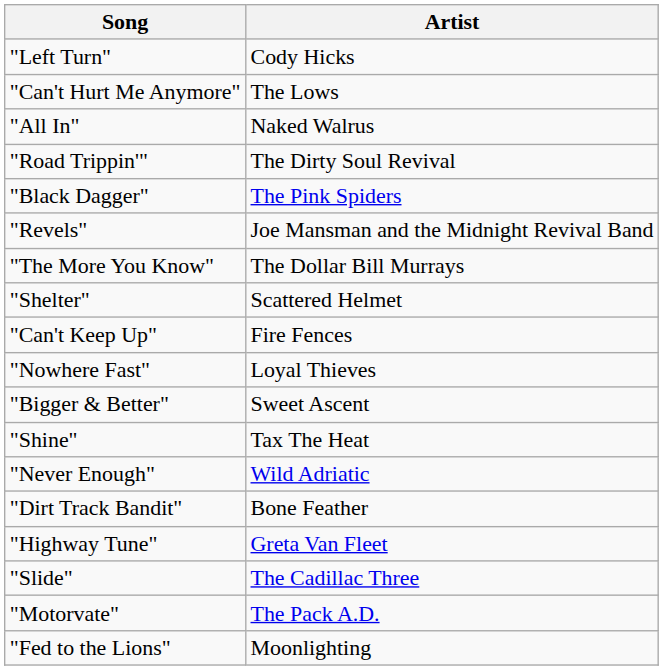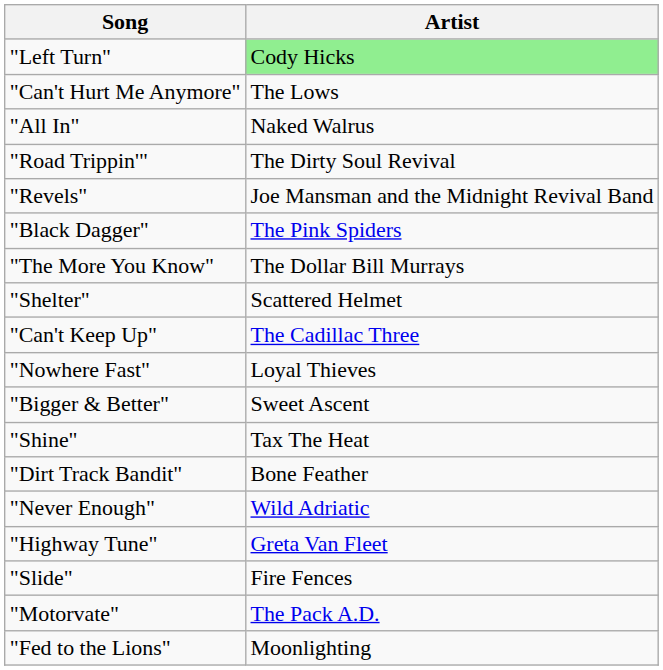(303, 56) no background -> (303, 56) lightgreen background
rows swapped: (49, 230) <-> (79, 195)
(301, 334) Fire Fences -> (335, 334) The Cadillac Three
rows swapped: (96, 508) <-> (82, 473)
(335, 578) The Cadillac Three -> (301, 578) Fire Fences
